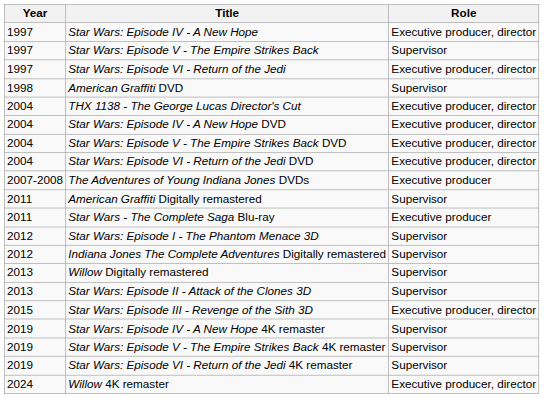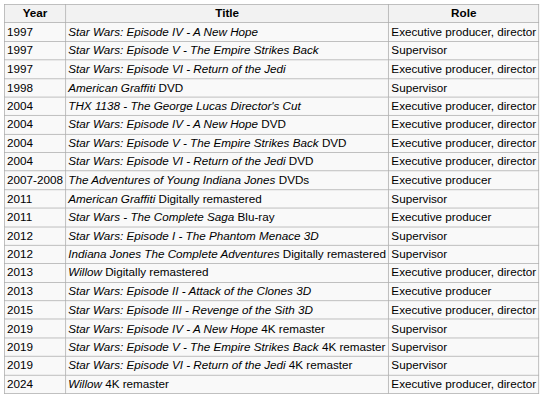(419, 273) Supervisor -> (464, 273) Executive producer, director
(419, 291) Supervisor -> (441, 291) Executive producer
